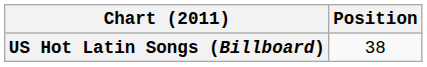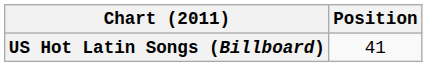(375, 48) 38 -> (375, 48) 41
